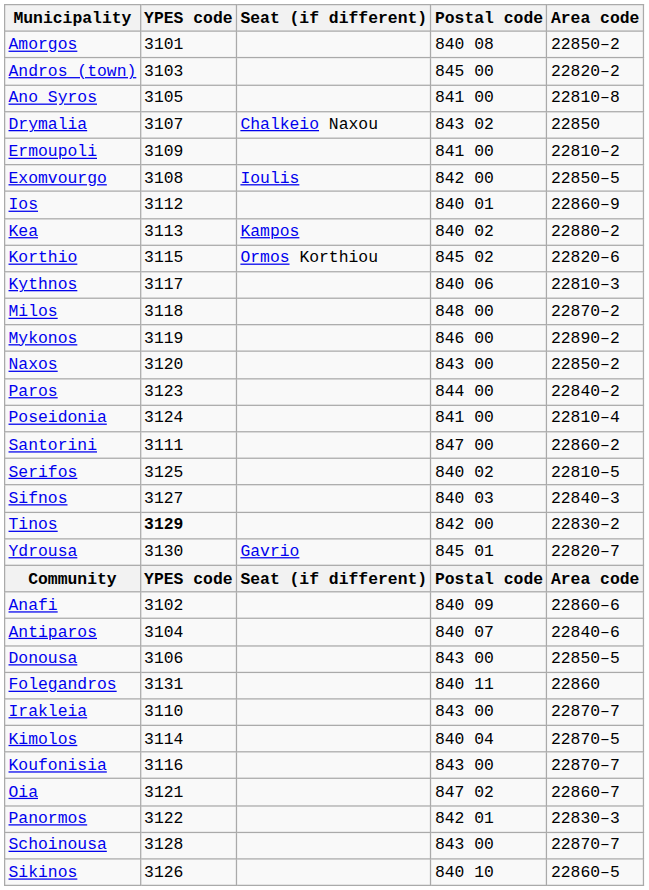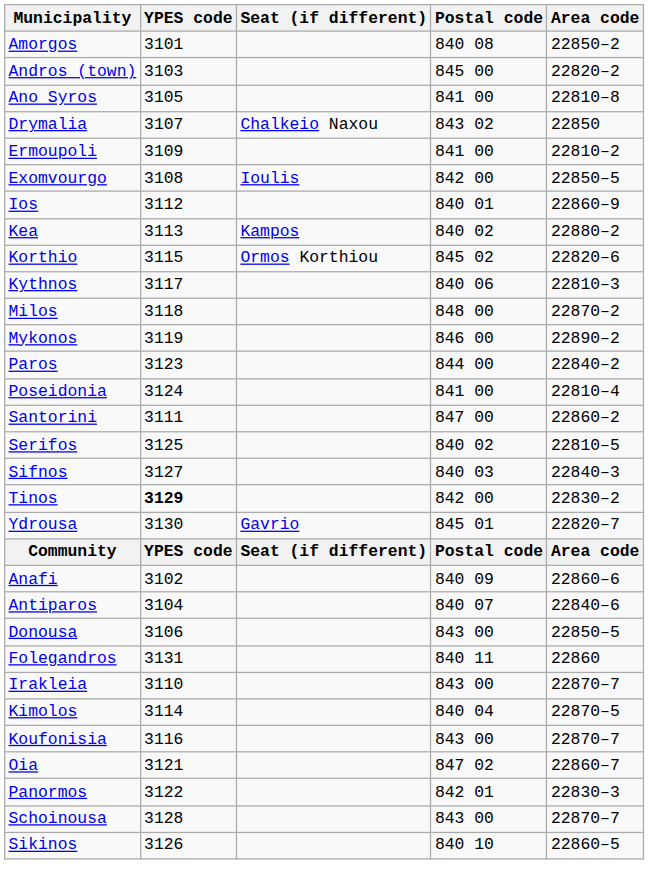- row: (33, 365)
